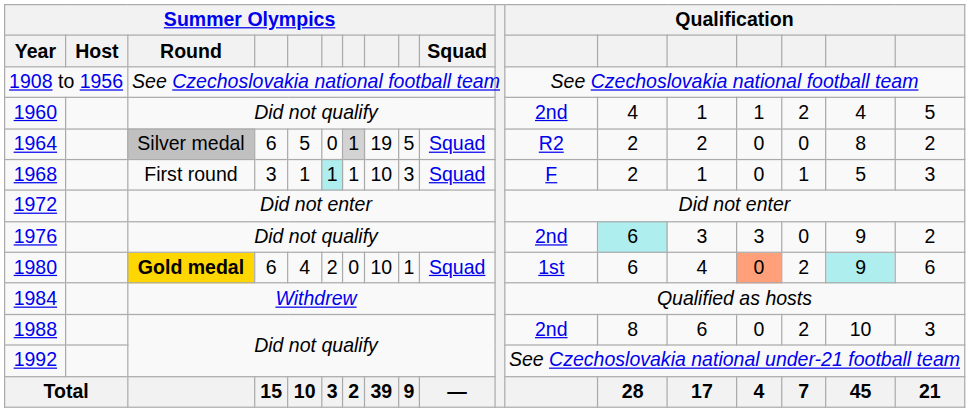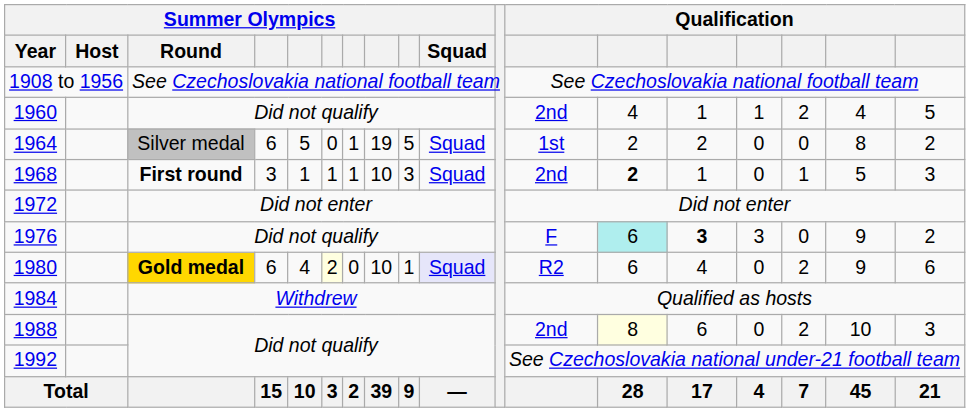(354, 143) lightgrey background -> (354, 143) no background
(551, 143) R2 -> (551, 143) 1st
(191, 174) normal -> (191, 174) bold
(332, 174) paleturquoise background -> (332, 174) no background
(551, 174) F -> (551, 174) 2nd
(633, 174) normal -> (633, 174) bold
(551, 236) 2nd -> (551, 236) F
(702, 236) normal -> (702, 236) bold
(332, 267) no background -> (332, 267) lightyellow background
(457, 267) no background -> (457, 267) lavender background
(551, 267) 1st -> (551, 267) R2
(759, 267) lightsalmon background -> (759, 267) no background
(861, 267) paleturquoise background -> (861, 267) no background
(633, 329) no background -> (633, 329) lightyellow background
